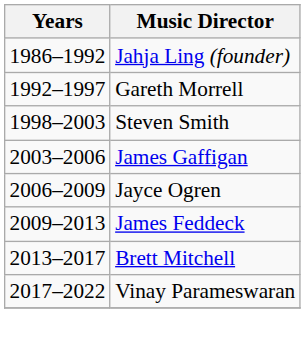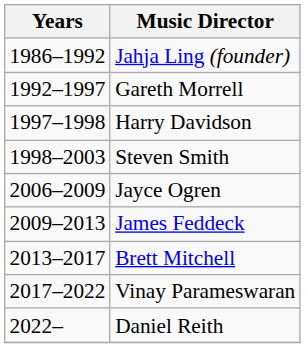+ row: (183, 122)
- row: (181, 156)
+ row: (169, 325)
